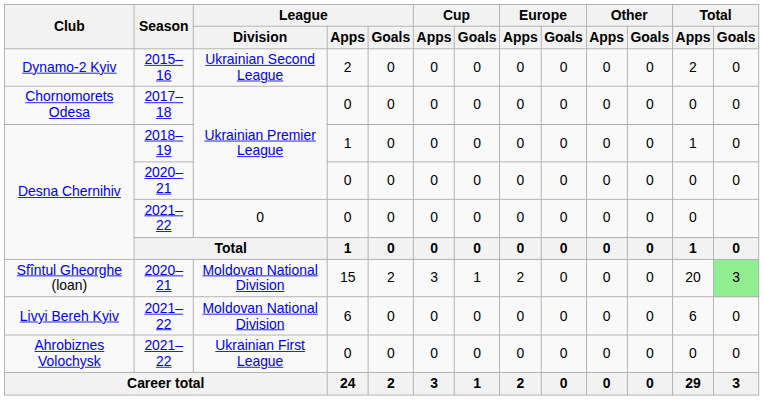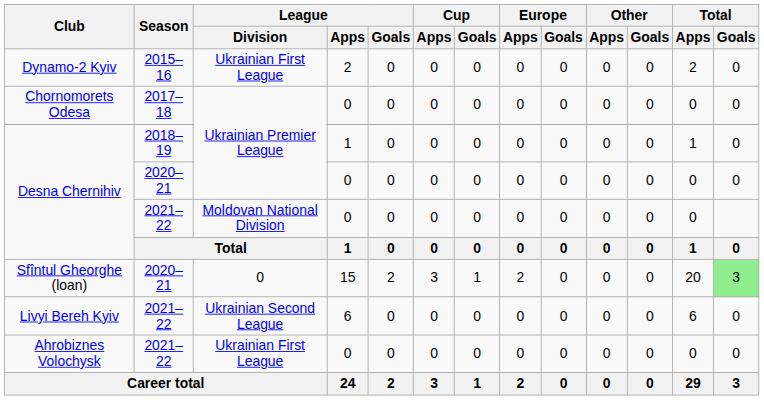(260, 67) Ukrainian Second League -> (260, 67) Ukrainian First League
(260, 218) 0 -> (260, 218) Moldovan National Division
(260, 278) Moldovan National Division -> (260, 278) 0
(260, 316) Moldovan National Division -> (260, 316) Ukrainian Second League
